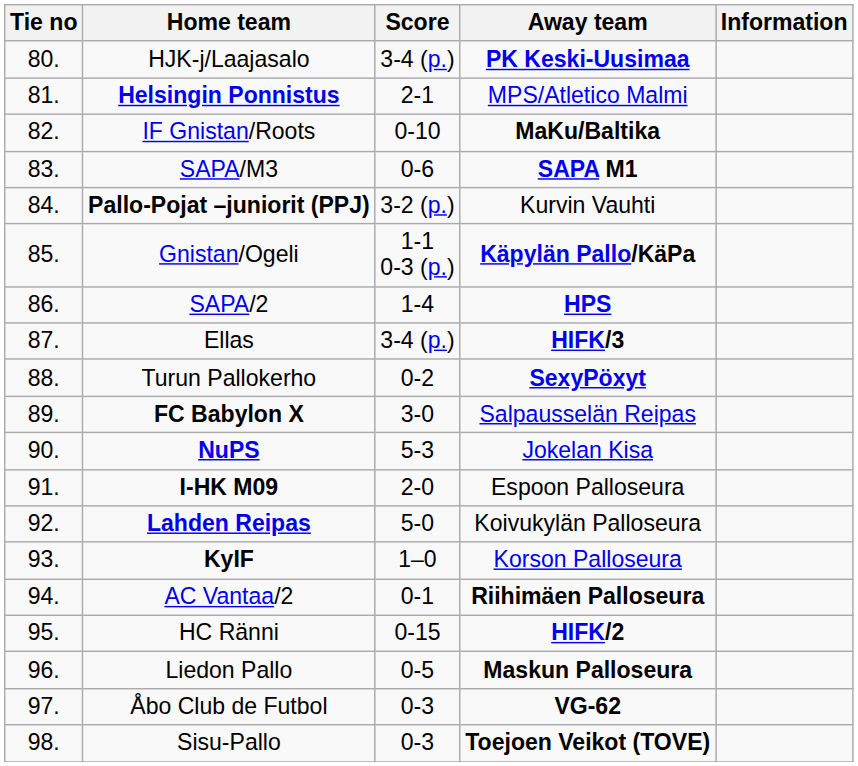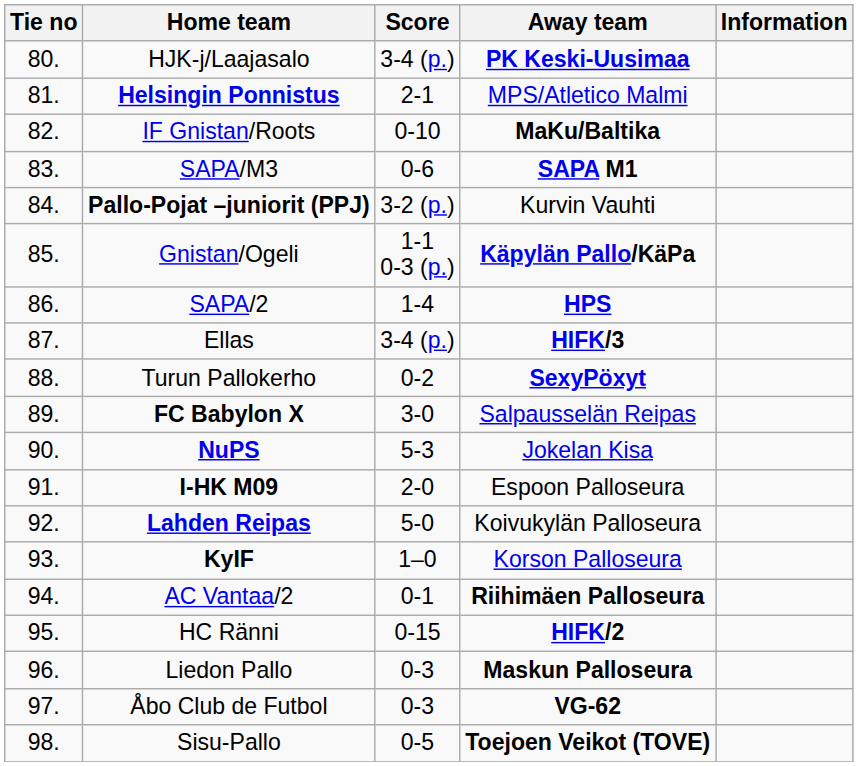(417, 669) 0-5 -> (417, 669) 0-3
(417, 742) 0-3 -> (417, 742) 0-5
